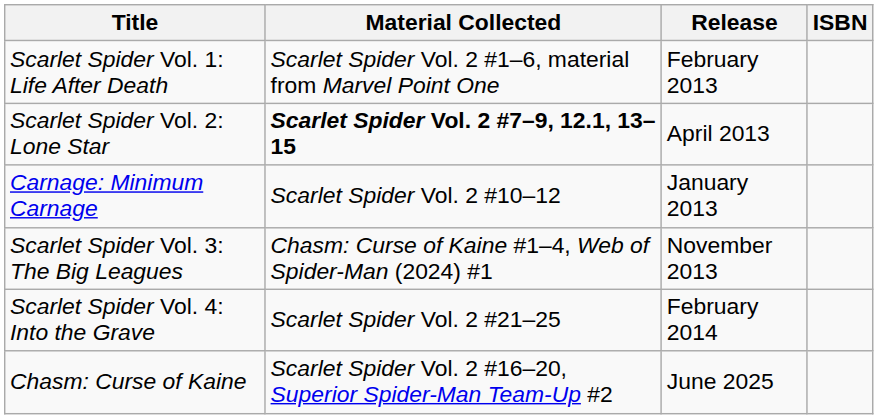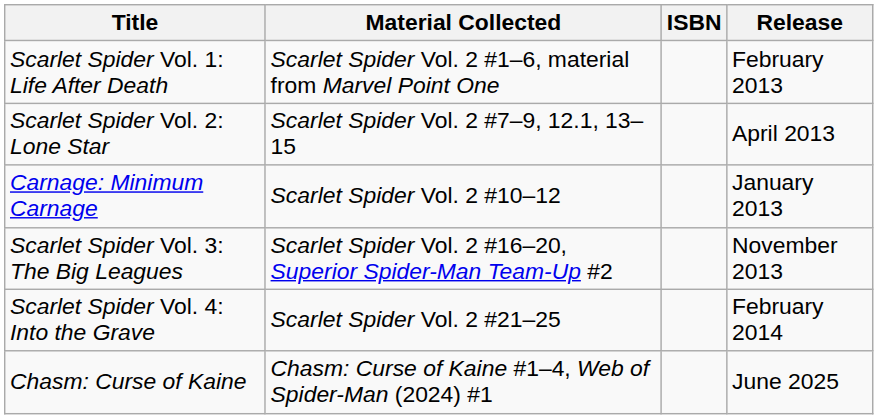columns swapped: (840, 22) <-> (734, 22)
(463, 133) bold -> (457, 133) normal
(460, 257) Chasm: Curse of Kaine #1–4, Web of Spider-Man (2024) #1 -> (442, 257) Scarlet Spider Vol. 2 #16–20, Superior Spider-Man Team-Up #2
(442, 381) Scarlet Spider Vol. 2 #16–20, Superior Spider-Man Team-Up #2 -> (460, 381) Chasm: Curse of Kaine #1–4, Web of Spider-Man (2024) #1
